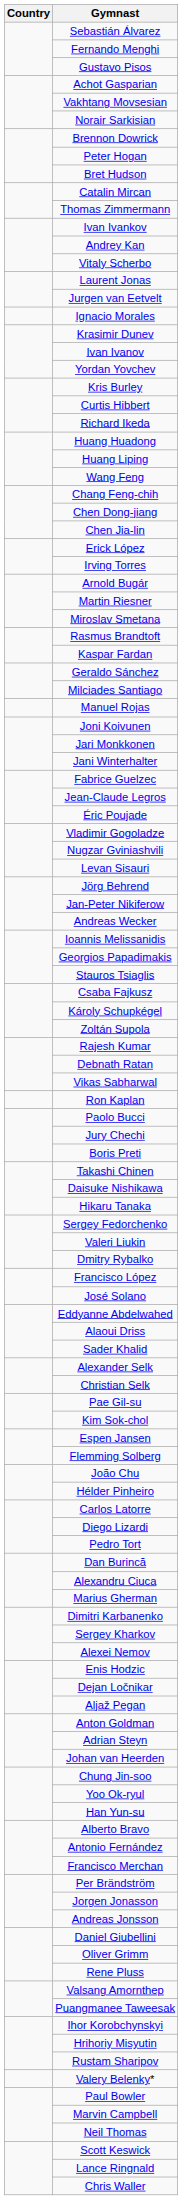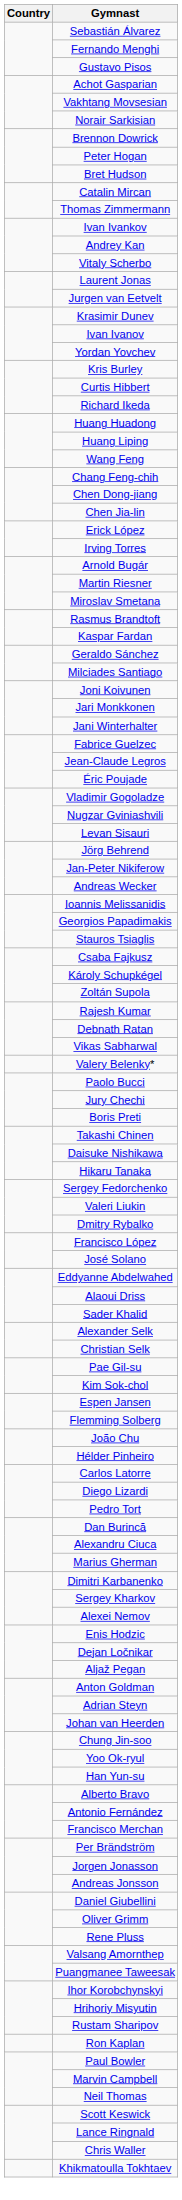- row: (115, 316)
- row: (115, 708)
rows swapped: (115, 1100) <-> (115, 2079)
+ row: (115, 2168)
